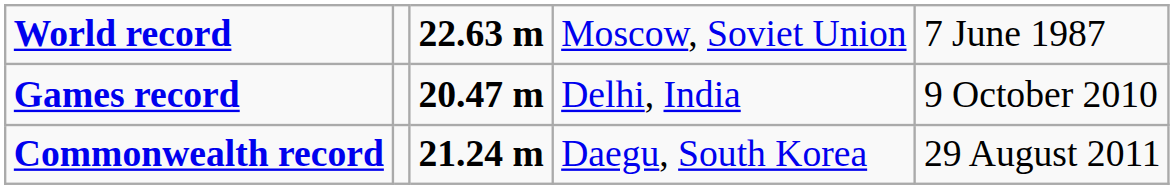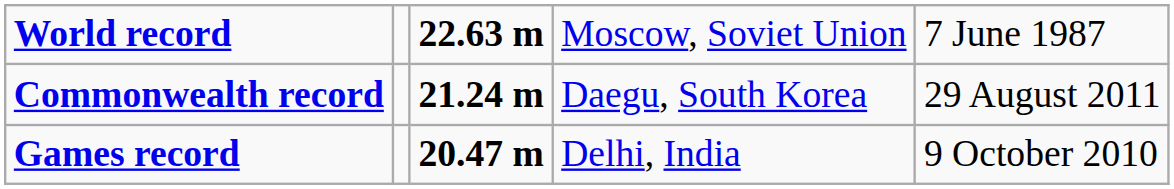rows swapped: (199, 153) <-> (127, 93)
